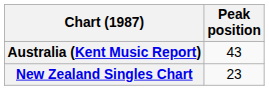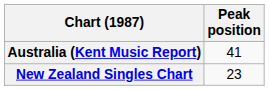(234, 52) 43 -> (234, 52) 41
